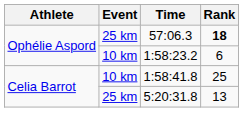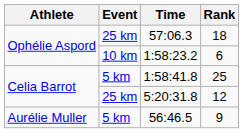(219, 36) bold -> (219, 36) normal
(120, 77) 10 km -> (116, 77) 5 km
(219, 97) 13 -> (219, 97) 12
+ row: (170, 117)
